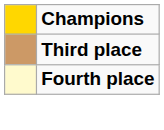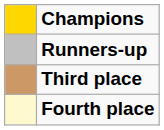+ row: (94, 49)
